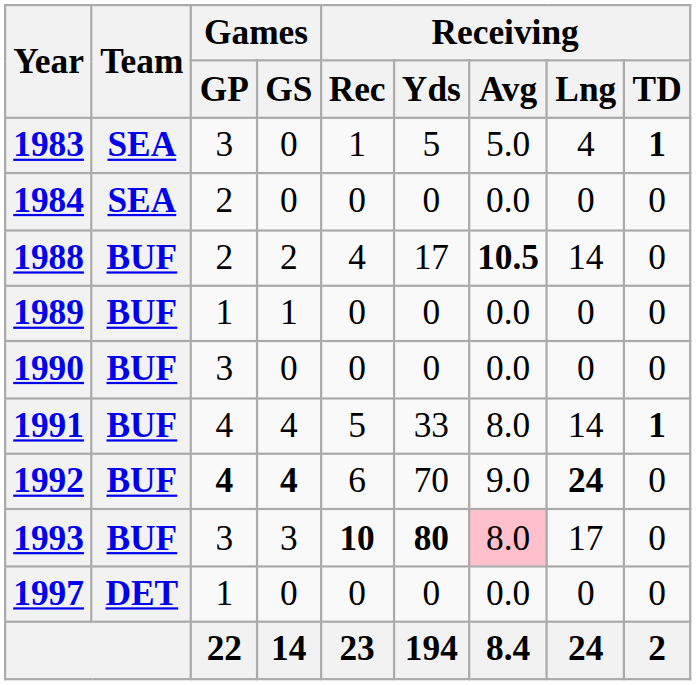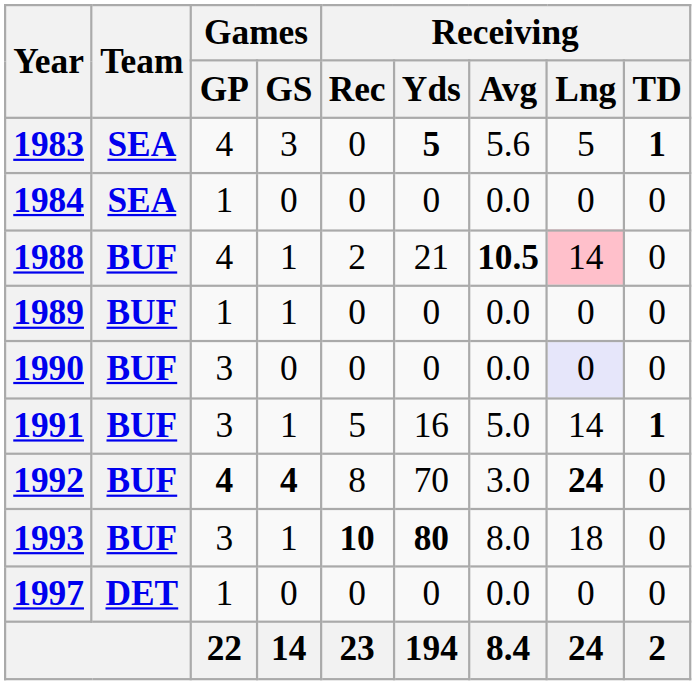(224, 144) 3 -> (224, 144) 4
(289, 144) 0 -> (289, 144) 3
(357, 144) 1 -> (357, 144) 0
(431, 144) normal -> (431, 144) bold
(508, 144) 5.0 -> (508, 144) 5.6
(586, 144) 4 -> (586, 144) 5
(224, 200) 2 -> (224, 200) 1
(224, 256) 2 -> (224, 256) 4
(289, 256) 2 -> (289, 256) 1
(357, 256) 4 -> (357, 256) 2
(431, 256) 17 -> (431, 256) 21
(586, 256) no background -> (586, 256) pink background
(586, 369) no background -> (586, 369) lavender background
(224, 425) 4 -> (224, 425) 3
(289, 425) 4 -> (289, 425) 1
(431, 425) 33 -> (431, 425) 16
(508, 425) 8.0 -> (508, 425) 5.0
(357, 481) 6 -> (357, 481) 8
(508, 481) 9.0 -> (508, 481) 3.0
(289, 537) 3 -> (289, 537) 1
(508, 537) pink background -> (508, 537) no background
(586, 537) 17 -> (586, 537) 18
